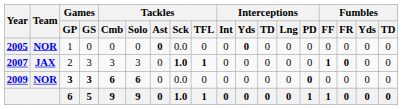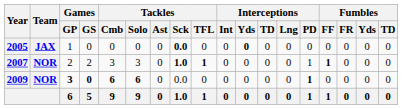(45, 46) NOR -> (45, 46) JAX
(160, 46) bold -> (160, 46) normal
(181, 46) normal -> (181, 46) bold
(45, 63) JAX -> (45, 63) NOR
(89, 63) 3 -> (89, 63) 2
(310, 63) 0 -> (310, 63) 1
(346, 63) bold -> (346, 63) normal
(89, 79) 3 -> (89, 79) 0
(310, 79) 0 -> (310, 79) 1
